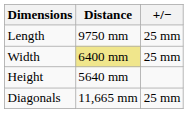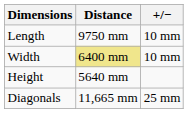(162, 35) 25 mm -> (162, 35) 10 mm
(162, 56) 25 mm -> (162, 56) 10 mm
